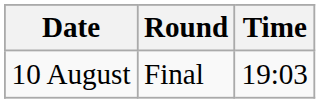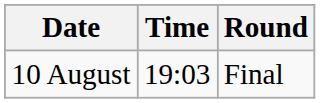columns swapped: (275, 27) <-> (186, 27)
